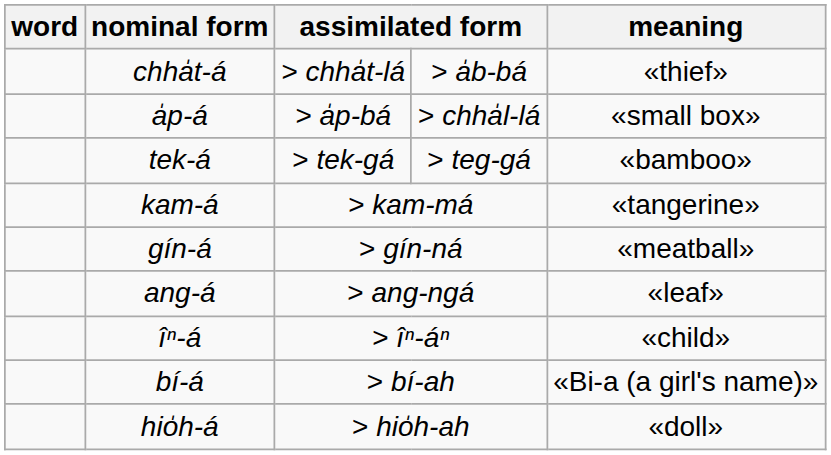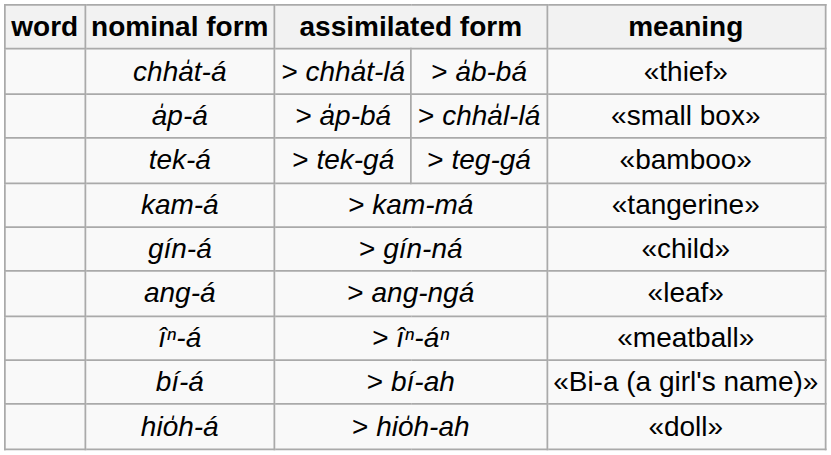(686, 248) «meatball» -> (686, 248) «child»
(686, 337) «child» -> (686, 337) «meatball»
